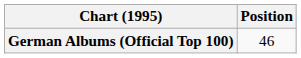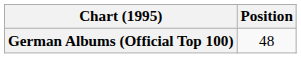(267, 40) 46 -> (267, 40) 48
